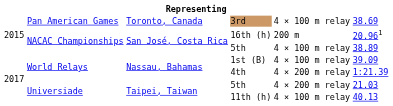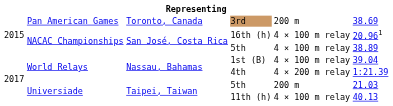(312, 21) 4 × 100 m relay -> (287, 21) 200 m
(287, 35) 200 m -> (312, 35) 4 × 100 m relay
(365, 60) 39.09 -> (365, 60) 39.04
(312, 85) 4 × 200 m relay -> (287, 85) 200 m
